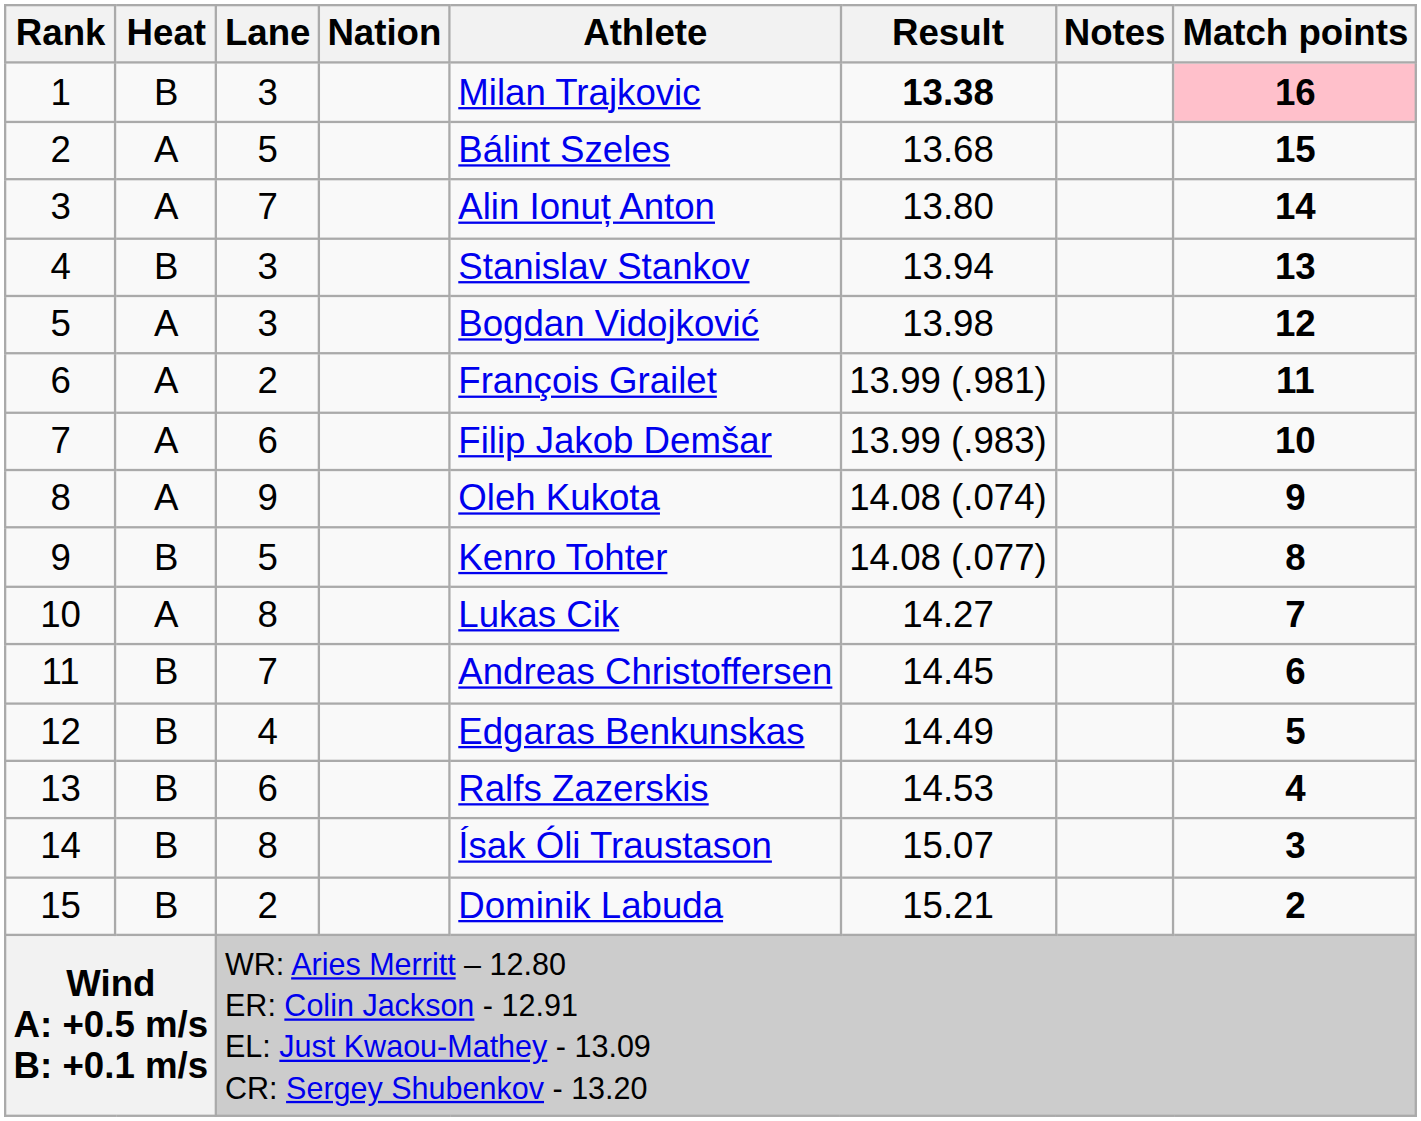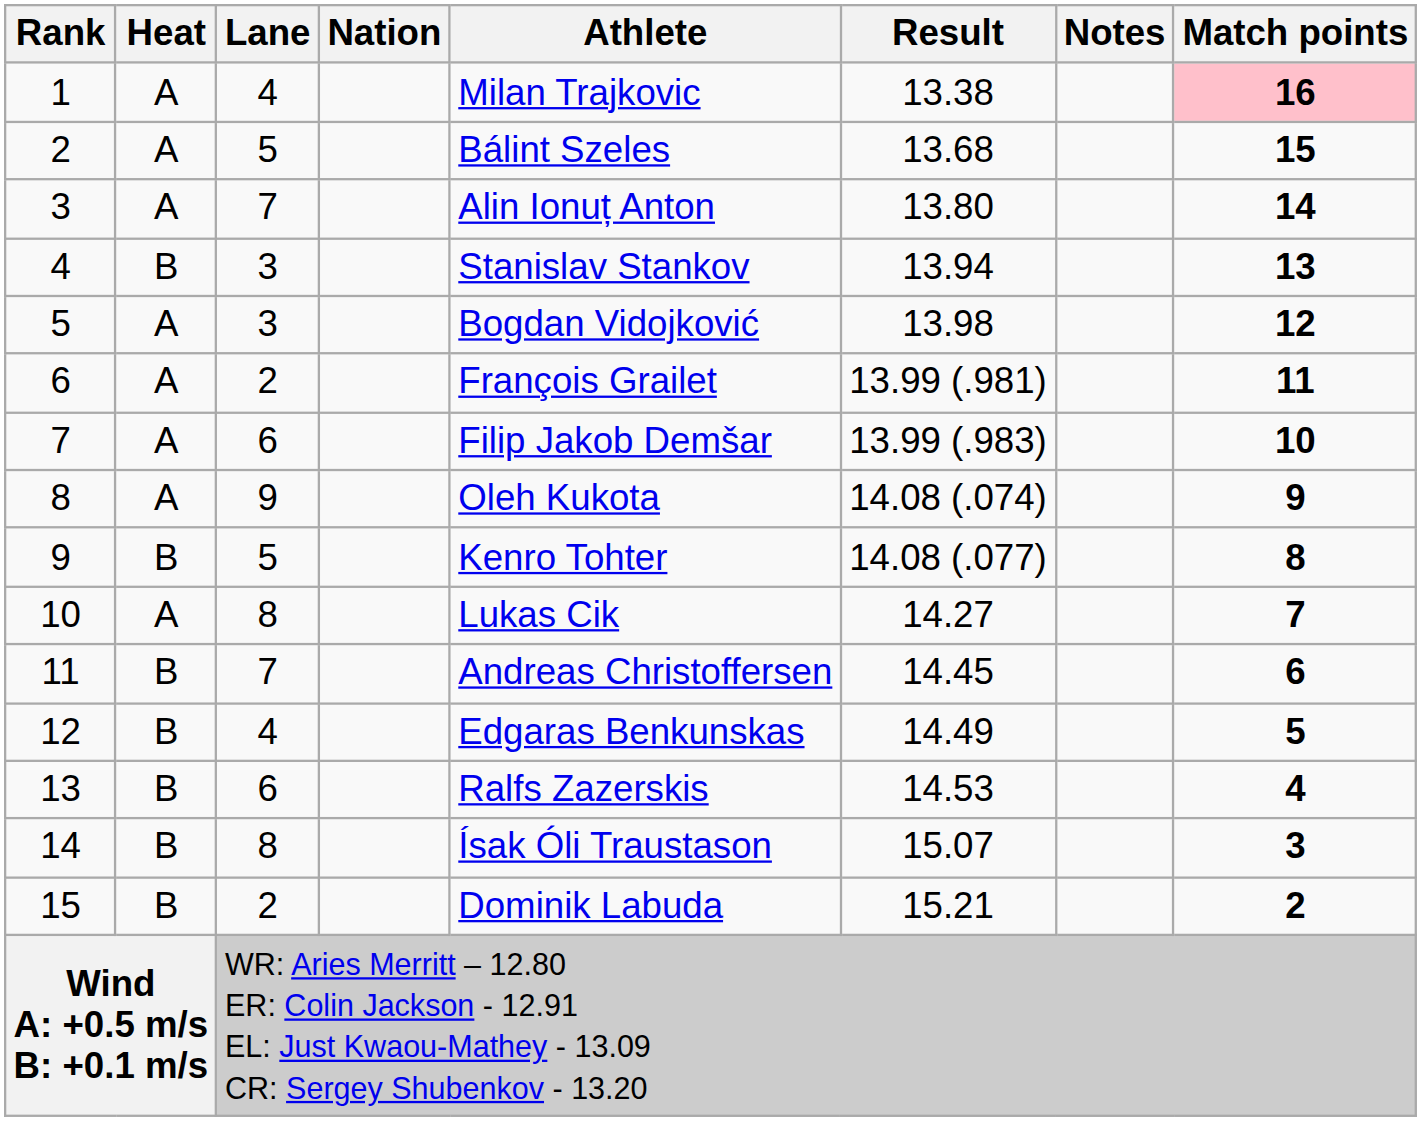(166, 91) B -> (166, 91) A
(268, 91) 3 -> (268, 91) 4
(948, 91) bold -> (948, 91) normal
